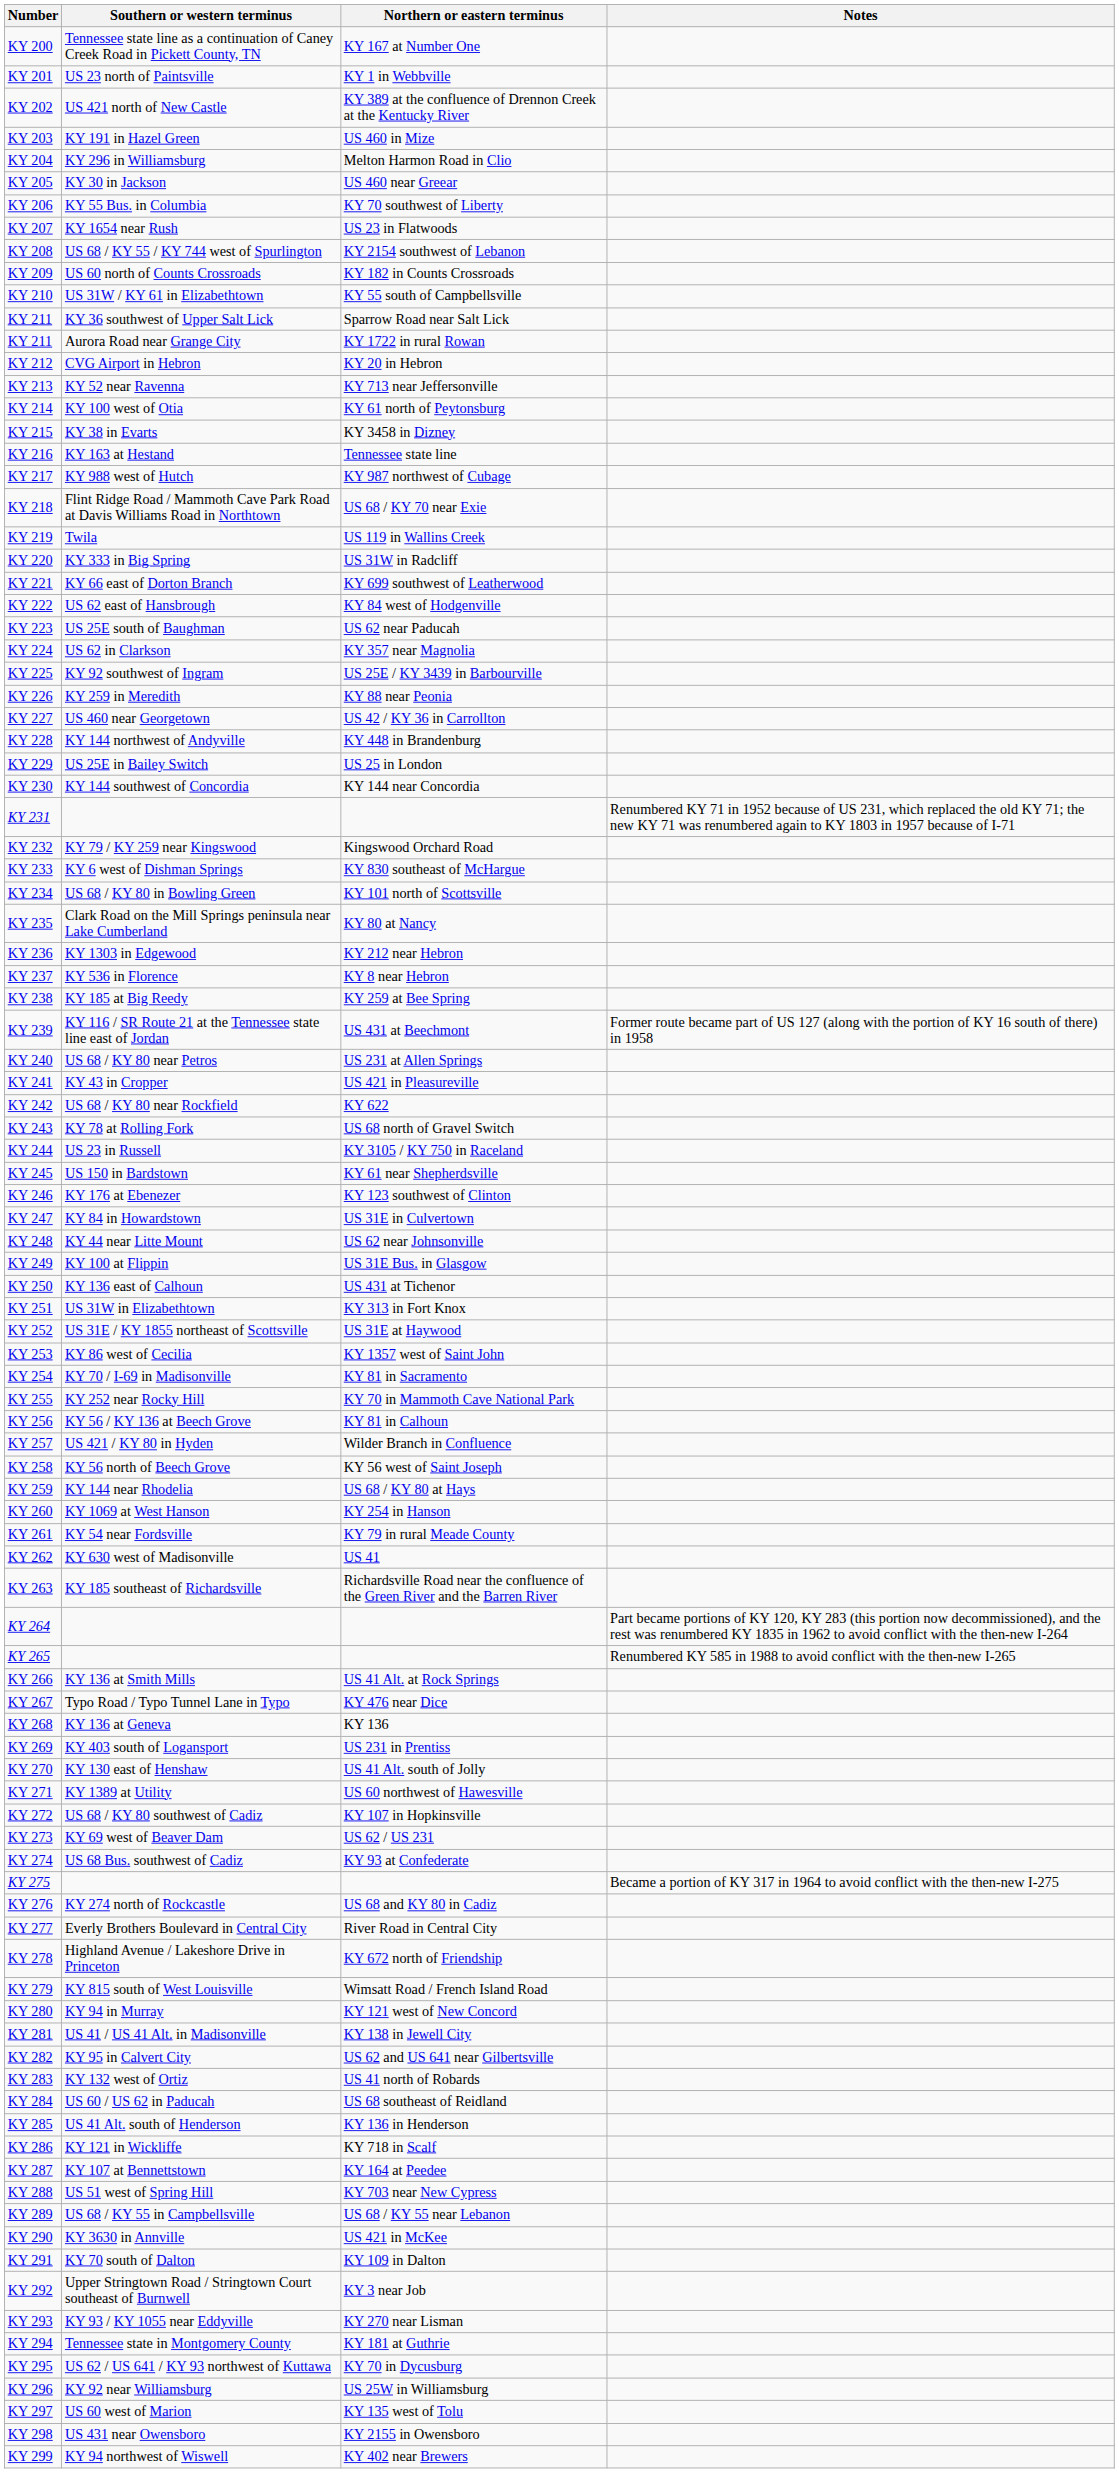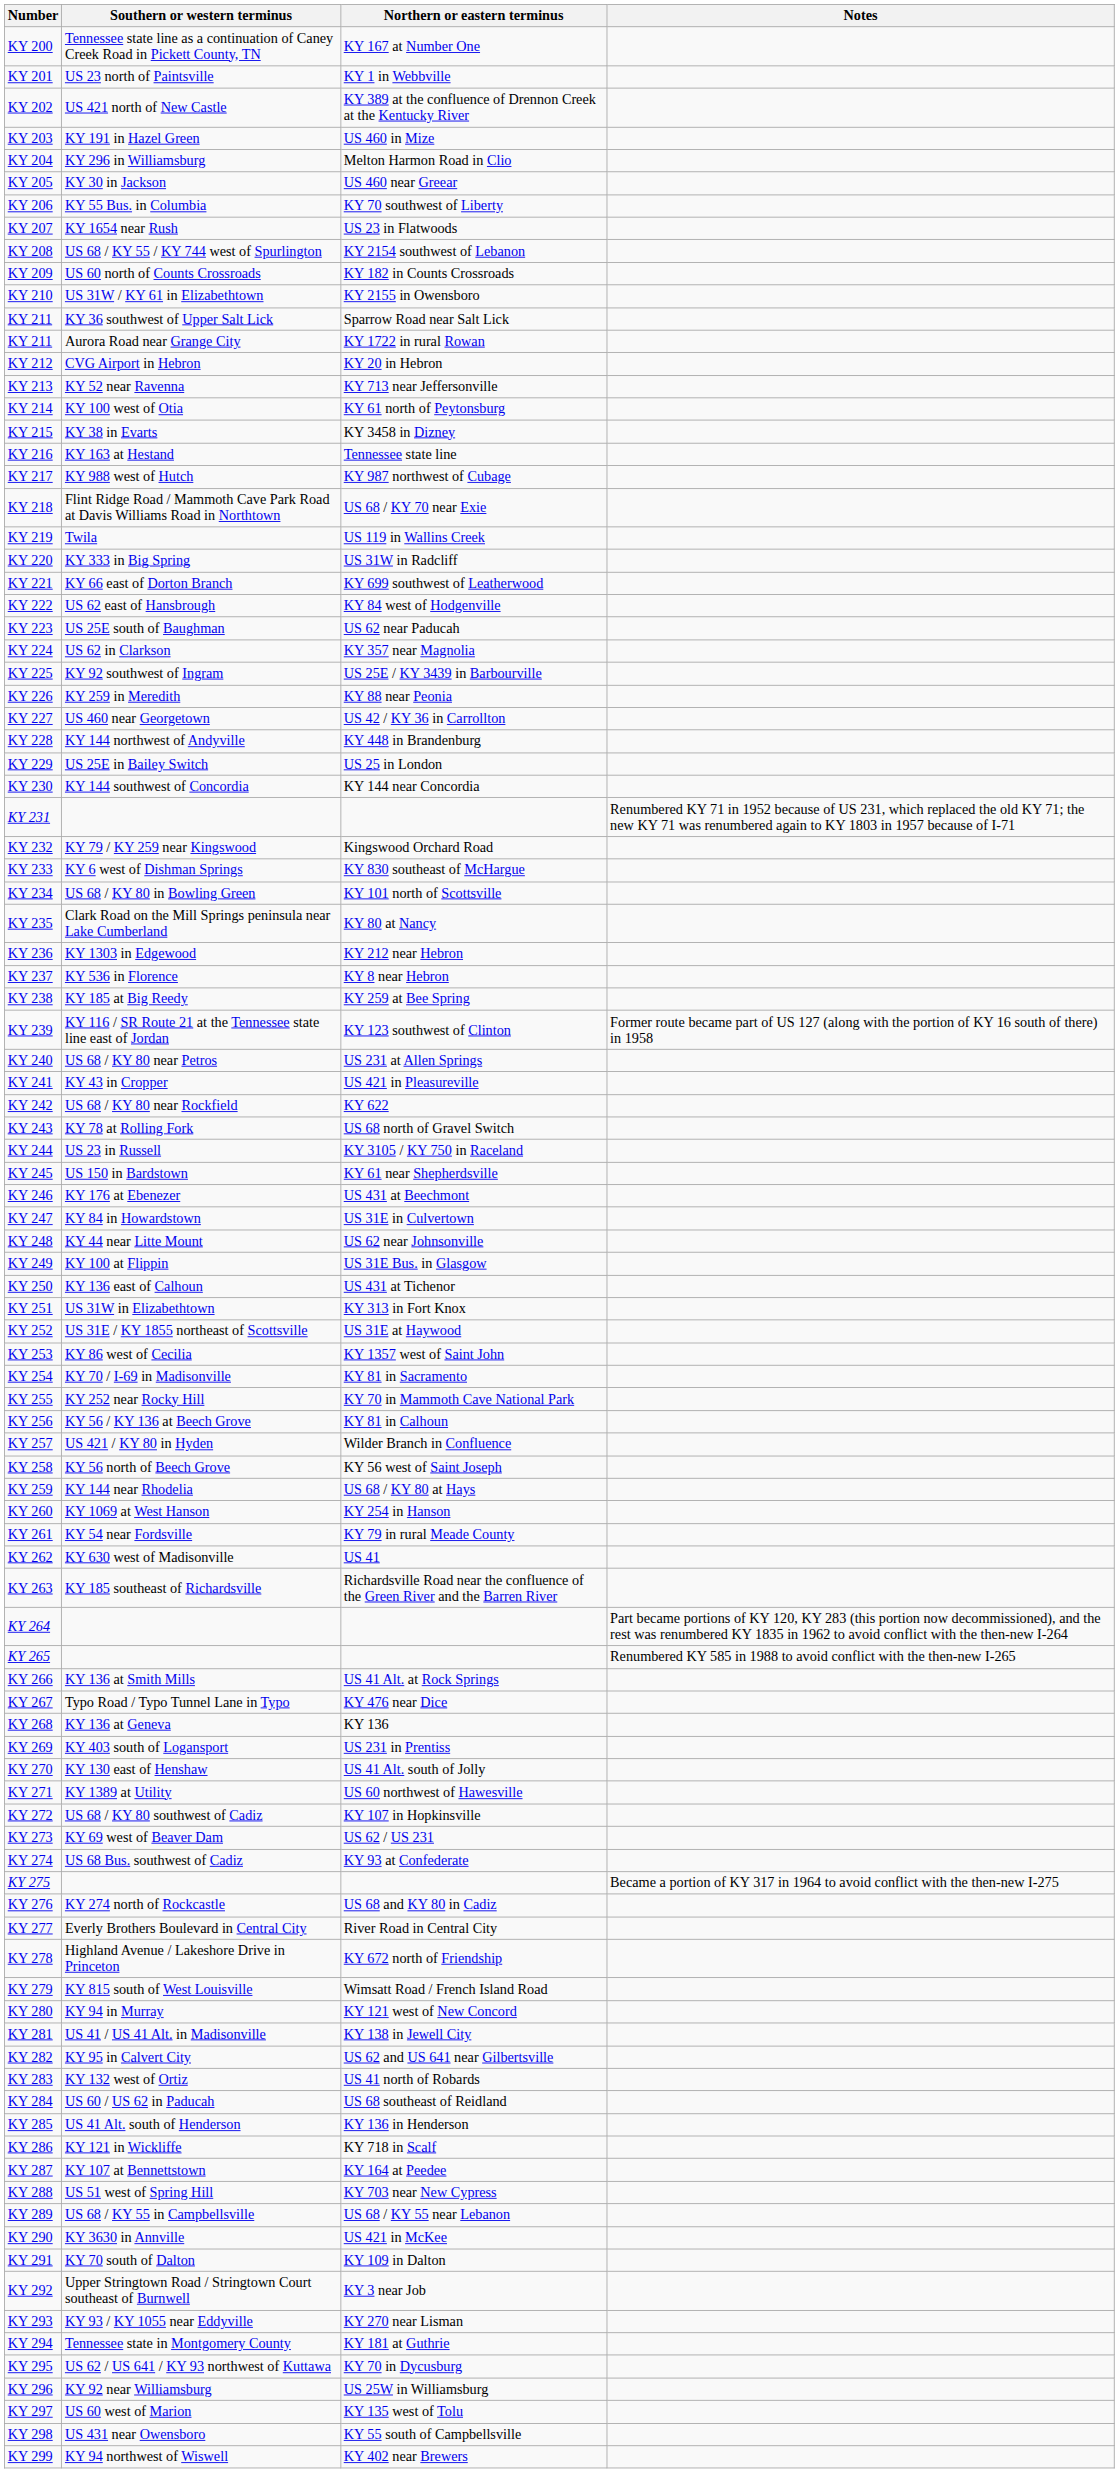(432, 296) KY 55 south of Campbellsville -> (412, 296) KY 2155 in Owensboro
(406, 1029) US 431 at Beechmont -> (427, 1029) KY 123 southwest of Clinton
(427, 1195) KY 123 southwest of Clinton -> (406, 1195) US 431 at Beechmont
(412, 2434) KY 2155 in Owensboro -> (432, 2434) KY 55 south of Campbellsville
